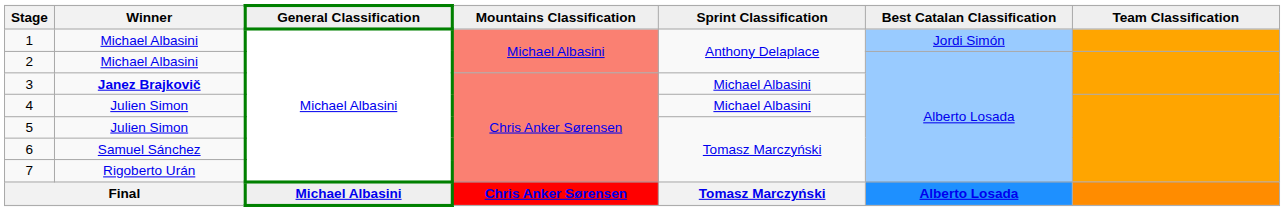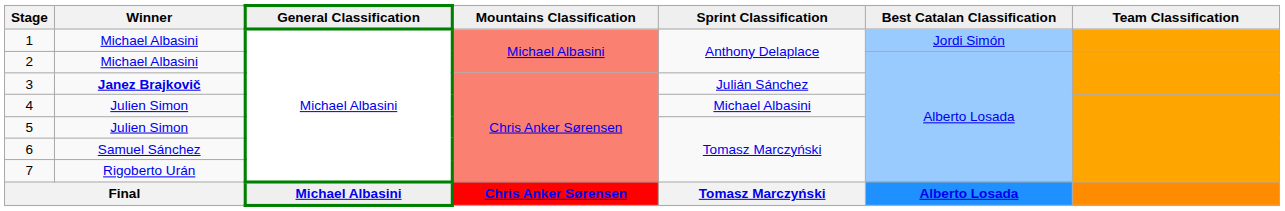(762, 84) Michael Albasini -> (762, 84) Julián Sánchez
